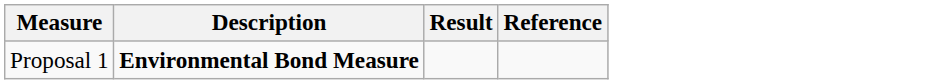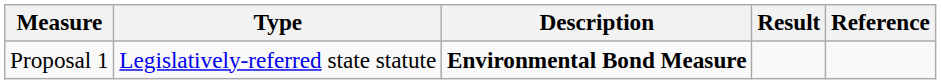+ column: (278, 22)
